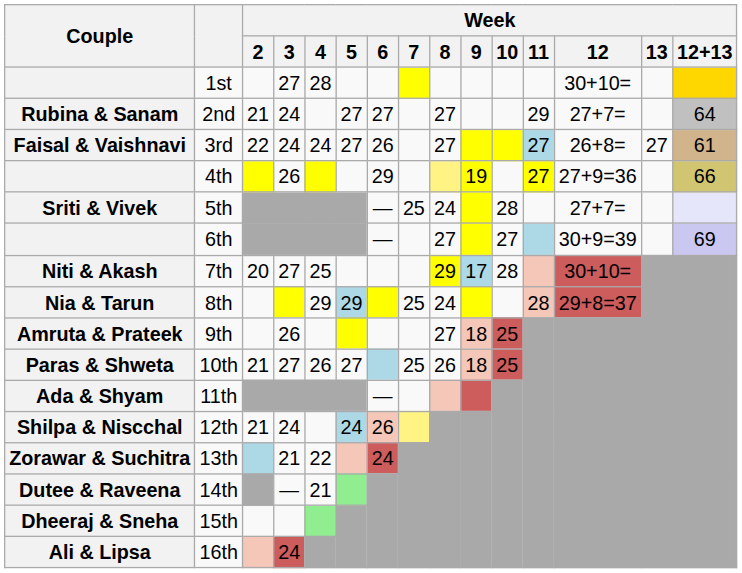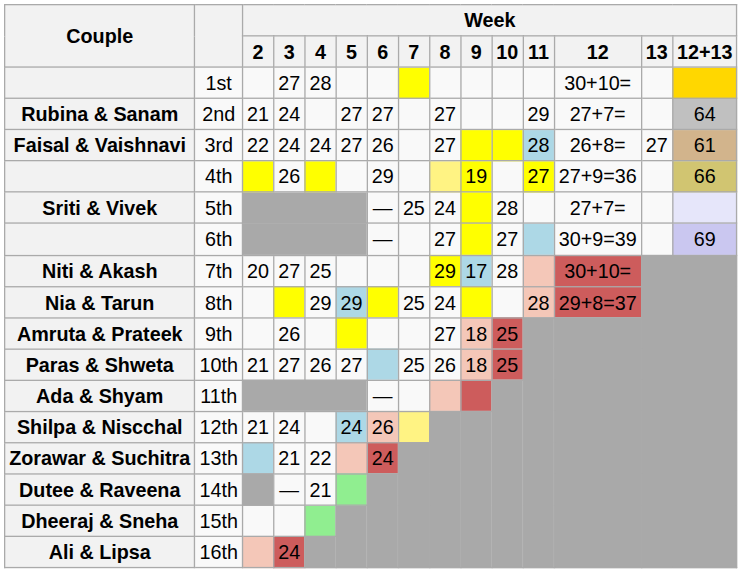(539, 146) 27 -> (539, 146) 28
